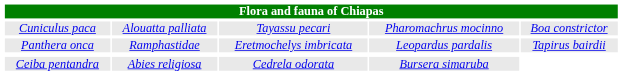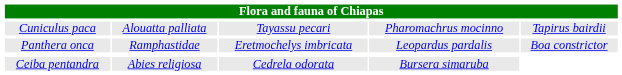(569, 28) Boa constrictor -> (569, 28) Tapirus bairdii
(569, 45) Tapirus bairdii -> (569, 45) Boa constrictor
